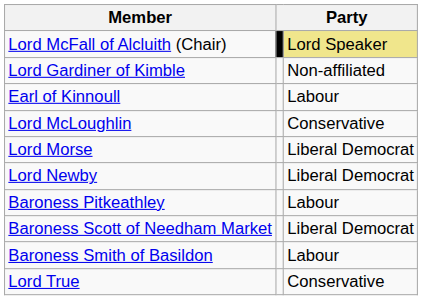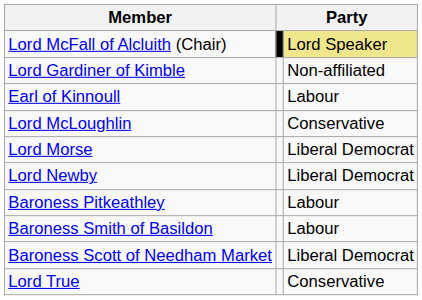rows swapped: (140, 228) <-> (111, 255)
